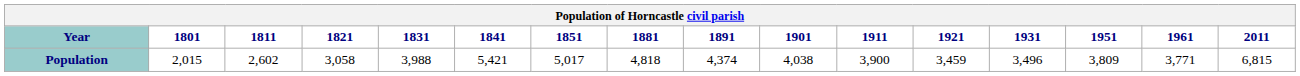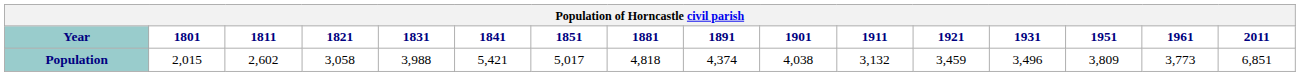(875, 60) 3,900 -> (875, 60) 3,132
(1180, 60) 3,771 -> (1180, 60) 3,773
(1257, 60) 6,815 -> (1257, 60) 6,851
